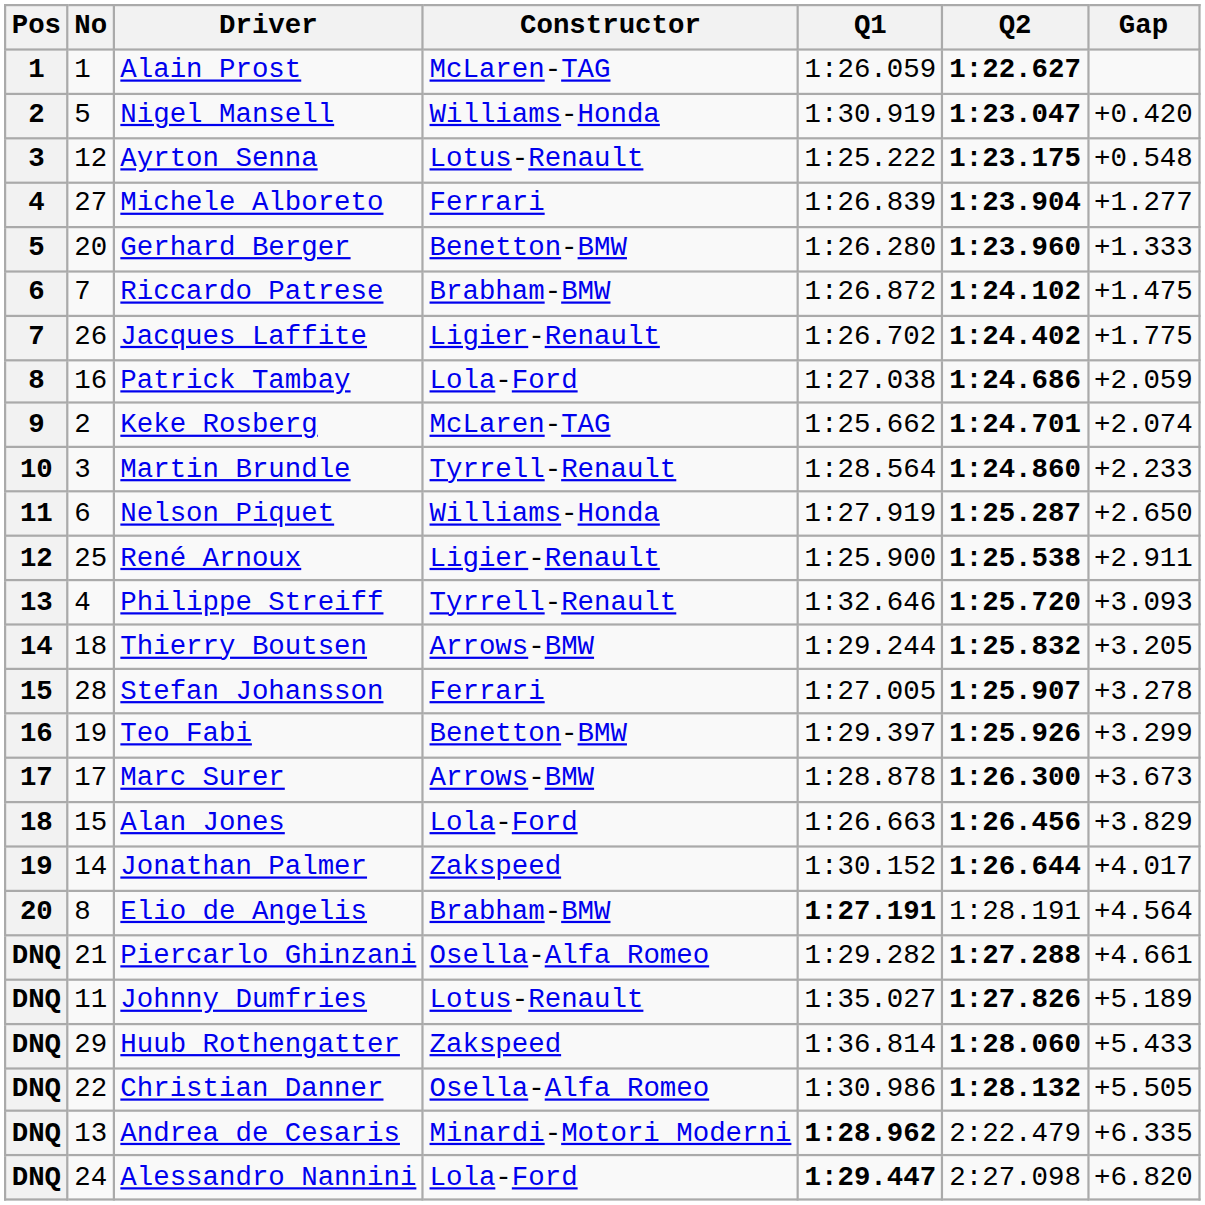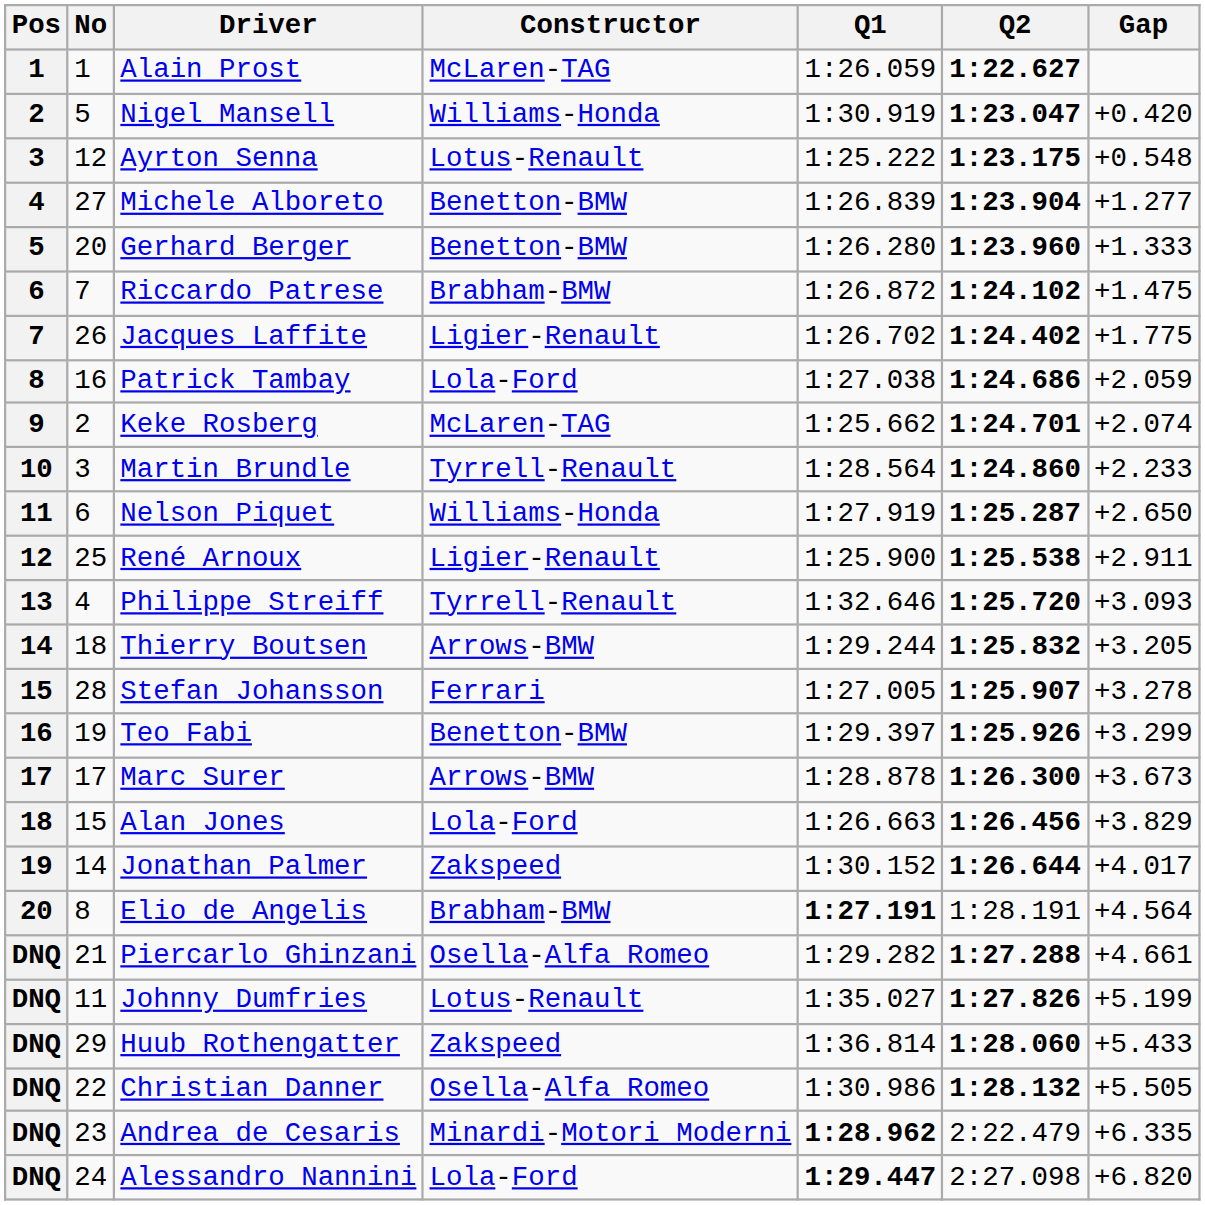(487, 205) Ferrari -> (528, 205) Benetton-BMW
(1143, 1001) +5.189 -> (1143, 1001) +5.199
(91, 1134) 13 -> (91, 1134) 23
